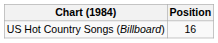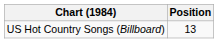(190, 29) 16 -> (190, 29) 13
